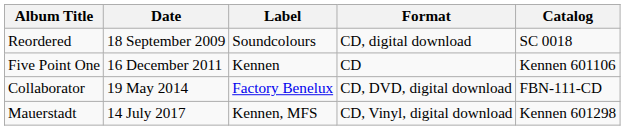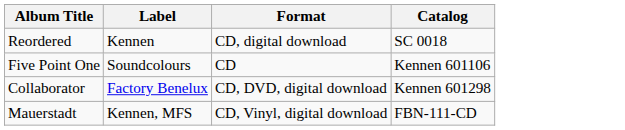- column: (166, 16)
(274, 40) Soundcolours -> (131, 40) Kennen
(256, 64) Kennen -> (149, 64) Soundcolours
(561, 88) FBN-111-CD -> (443, 88) Kennen 601298
(568, 112) Kennen 601298 -> (436, 112) FBN-111-CD
